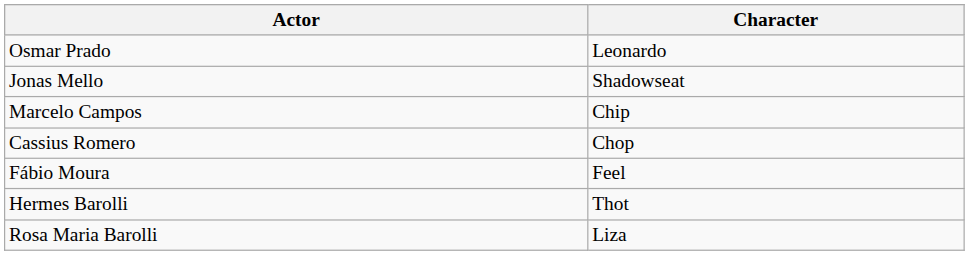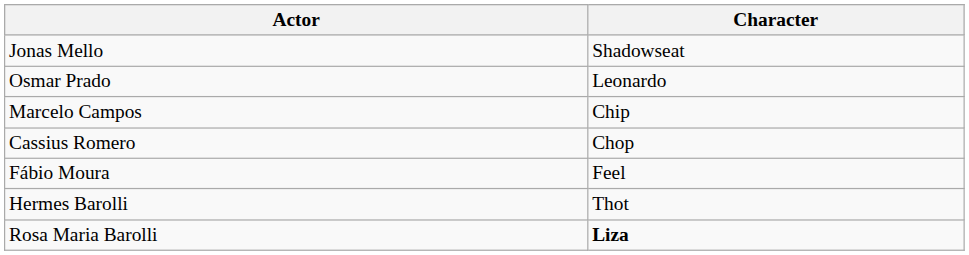rows swapped: (60, 50) <-> (56, 81)
(609, 234) normal -> (610, 234) bold
